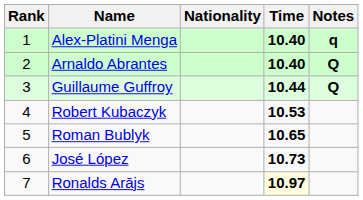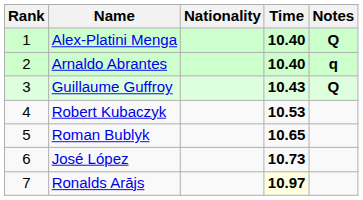(333, 40) q -> (333, 40) Q
(333, 64) Q -> (333, 64) q
(287, 87) 10.44 -> (287, 87) 10.43
